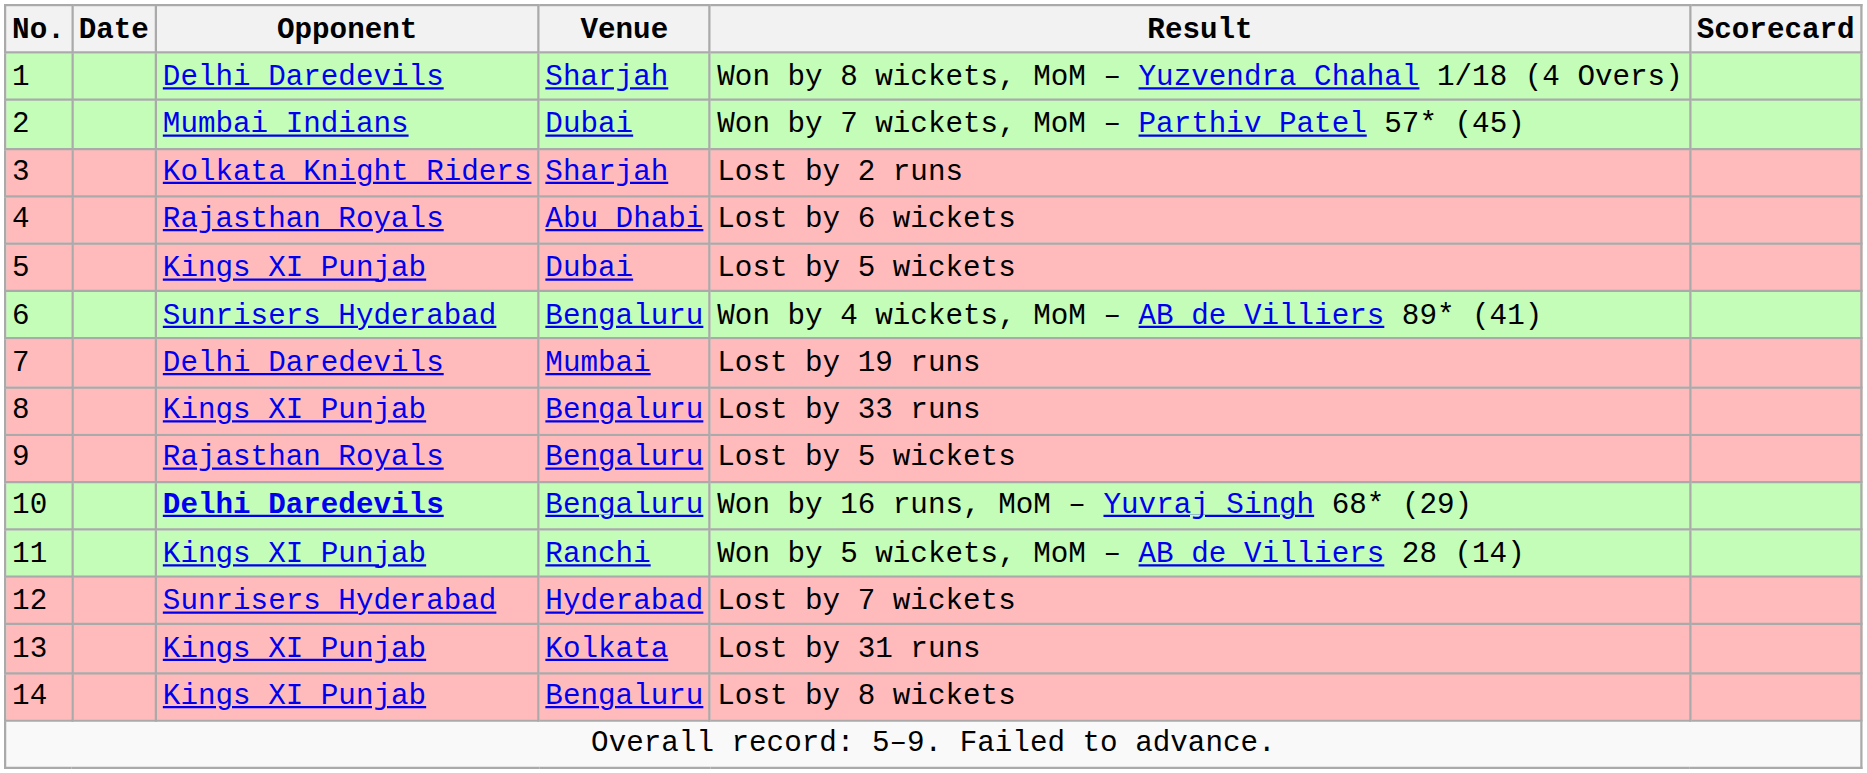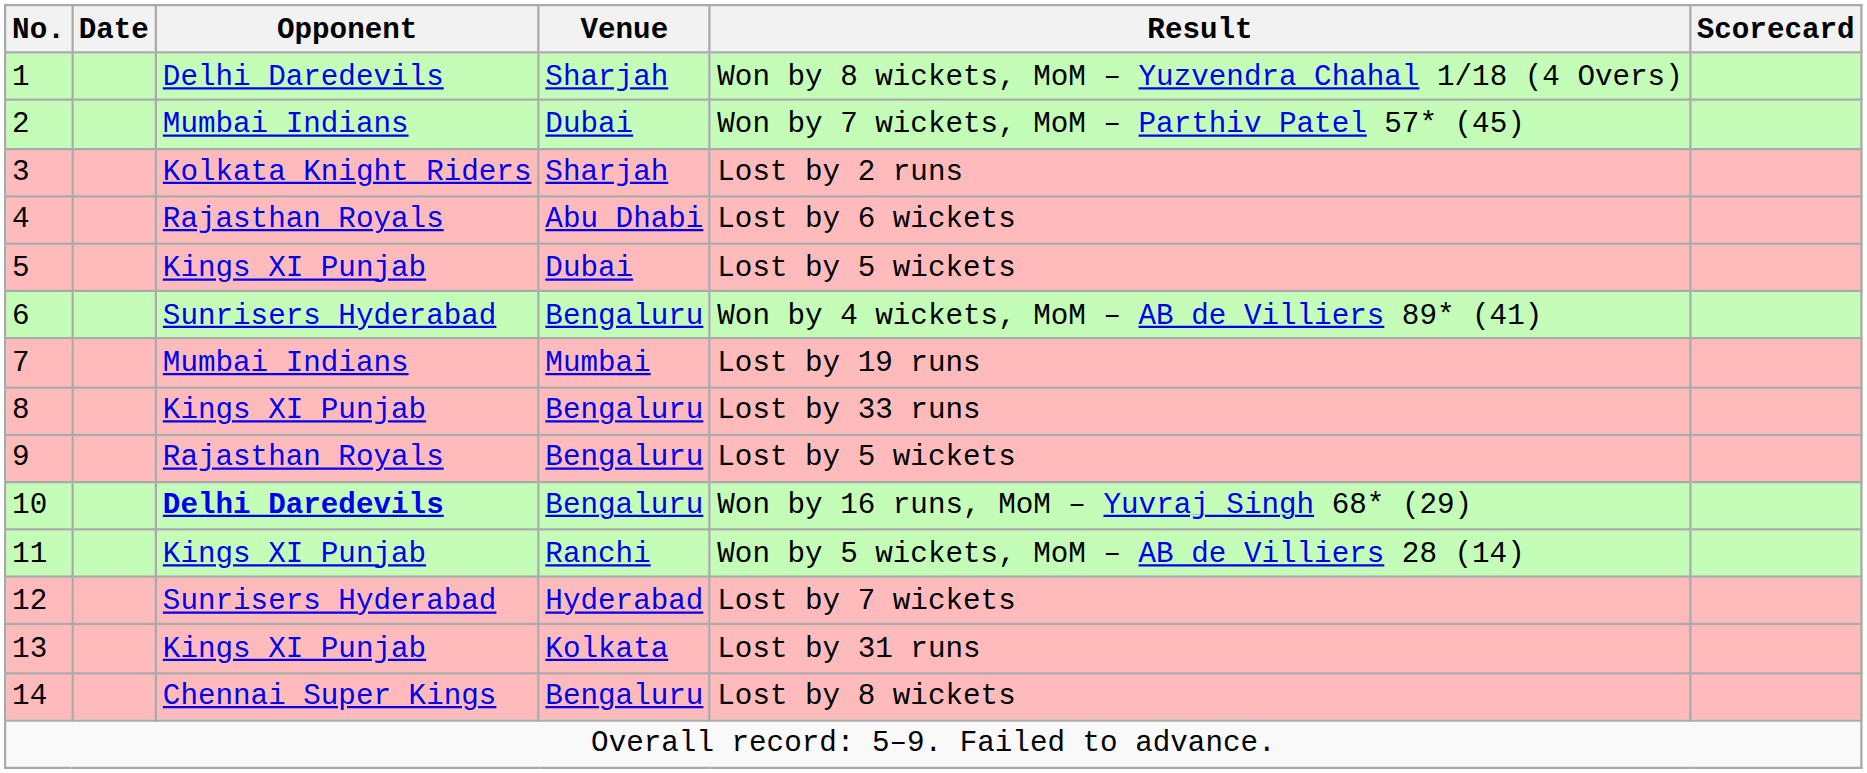(303, 363) Delhi Daredevils -> (286, 363) Mumbai Indians
(294, 696) Kings XI Punjab -> (330, 696) Chennai Super Kings
